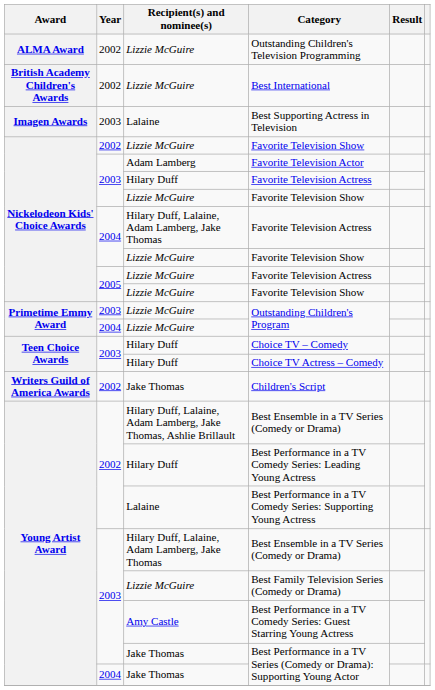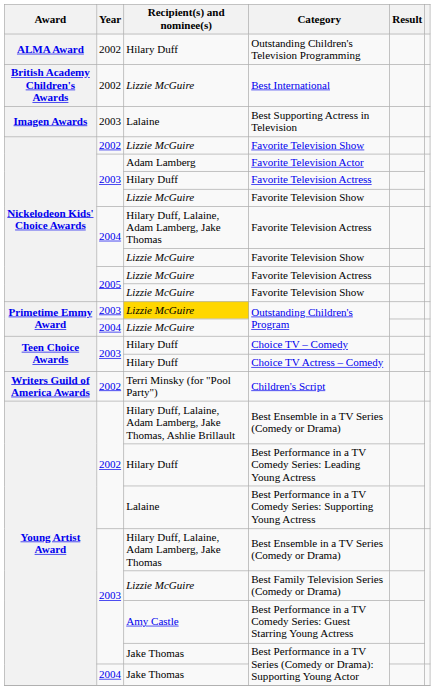(160, 49) Lizzie McGuire -> (152, 49) Hilary Duff
(160, 310) no background -> (160, 310) gold background
(155, 386) Jake Thomas -> (179, 386) Terri Minsky (for "Pool Party")
